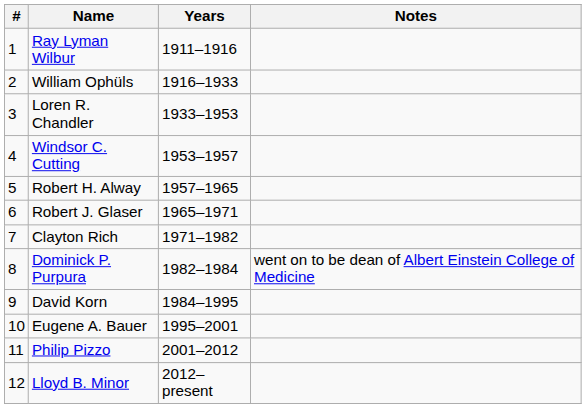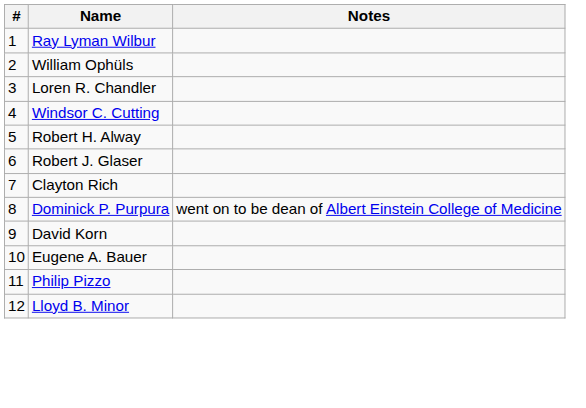- column: (205, 16)
